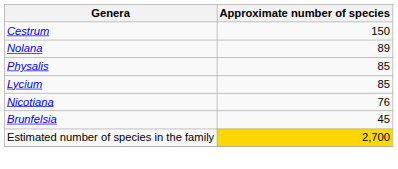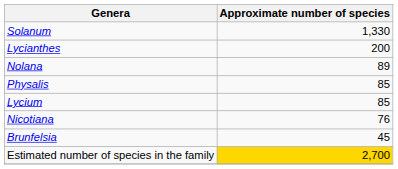+ row: (29, 31)
+ row: (34, 48)
- row: (28, 31)
